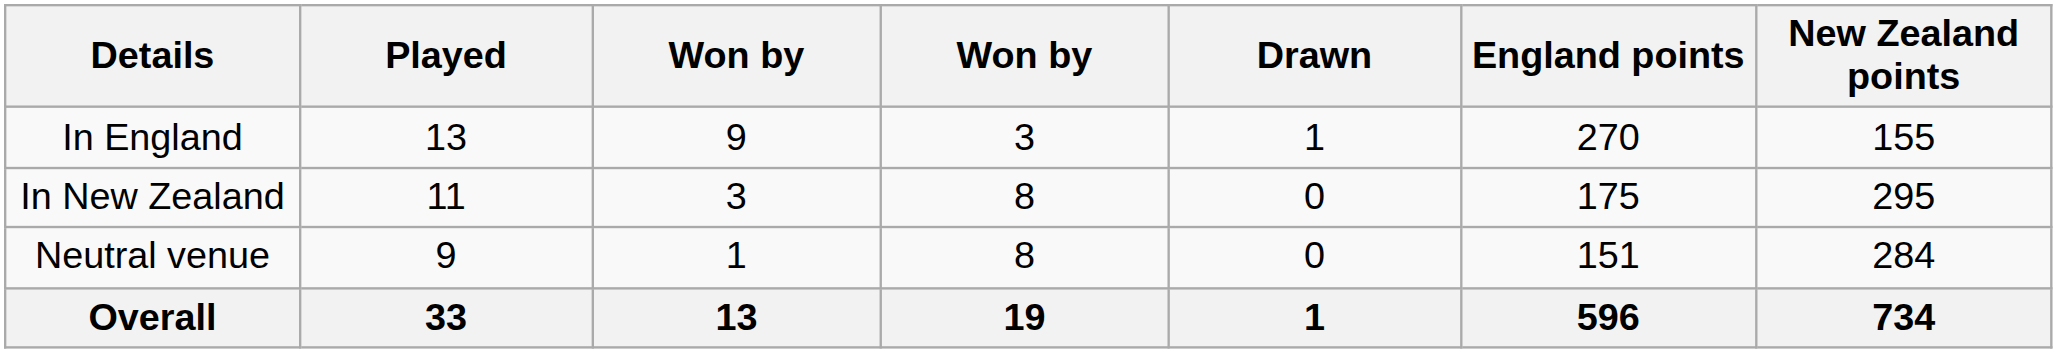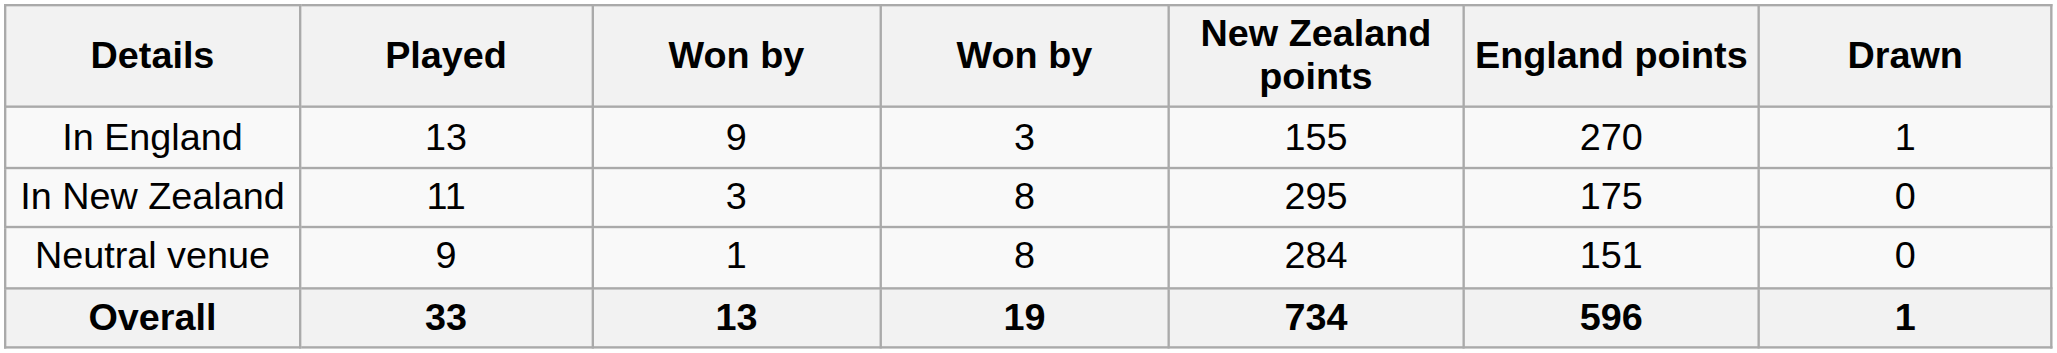columns swapped: (1314, 55) <-> (1904, 55)
